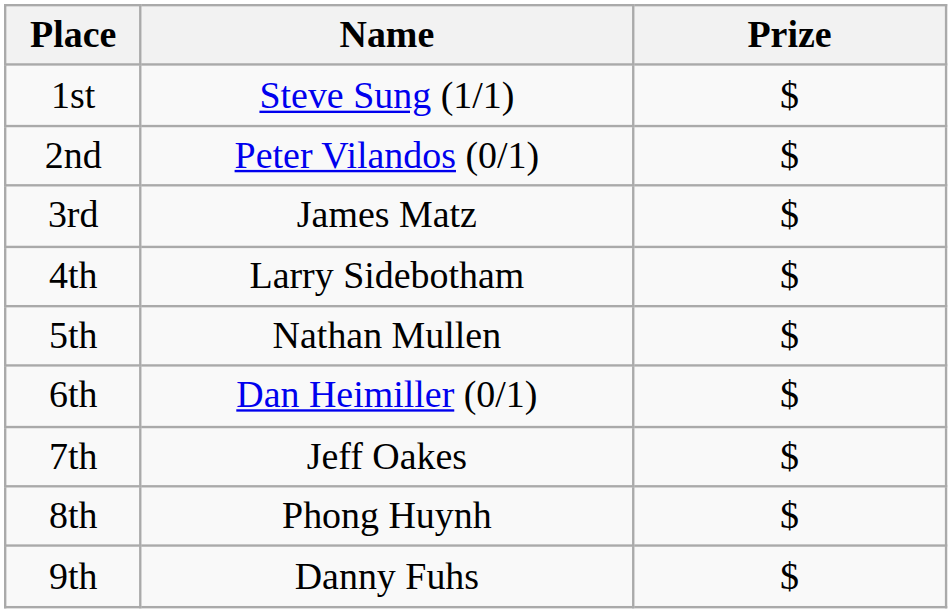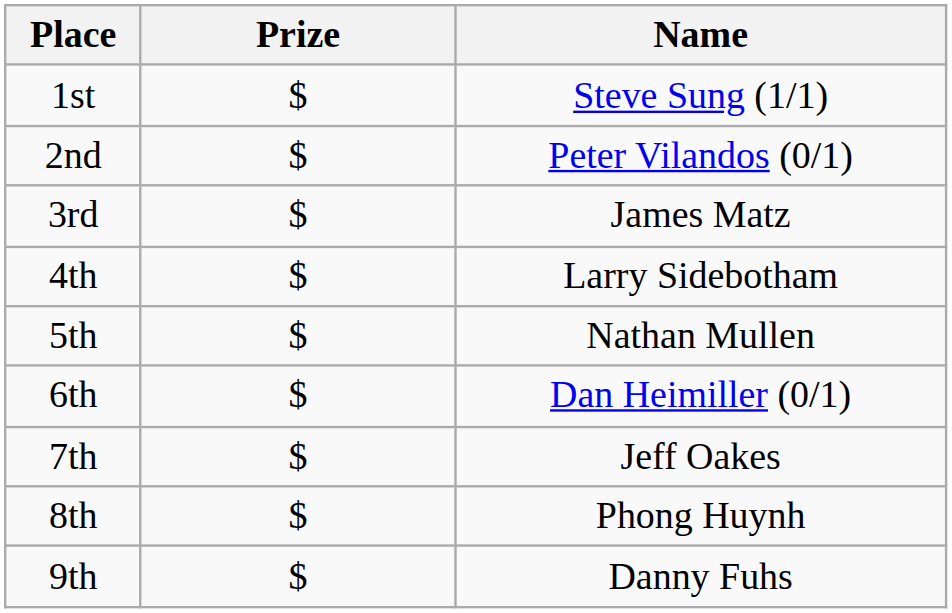columns swapped: (387, 34) <-> (790, 34)
